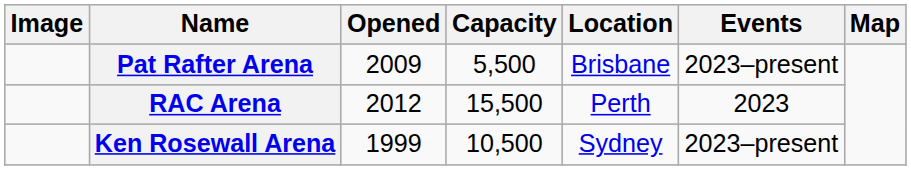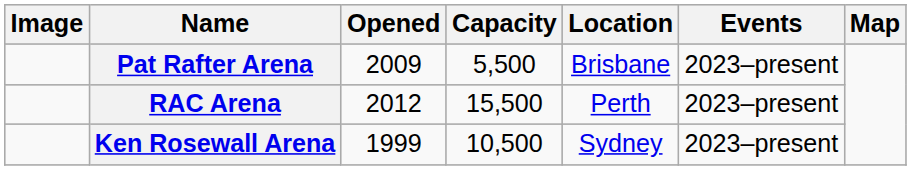(761, 104) 2023 -> (761, 104) 2023–present
